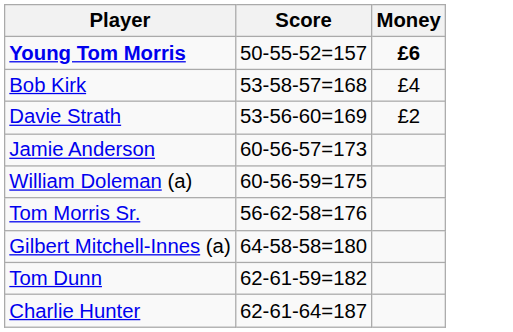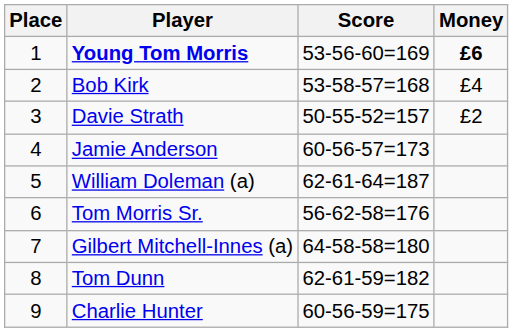+ column: (36, 20)
(304, 52) 50-55-52=157 -> (366, 52) 53-56-60=169
(304, 117) 53-56-60=169 -> (366, 117) 50-55-52=157
(304, 181) 60-56-59=175 -> (366, 181) 62-61-64=187
(304, 310) 62-61-64=187 -> (366, 310) 60-56-59=175
